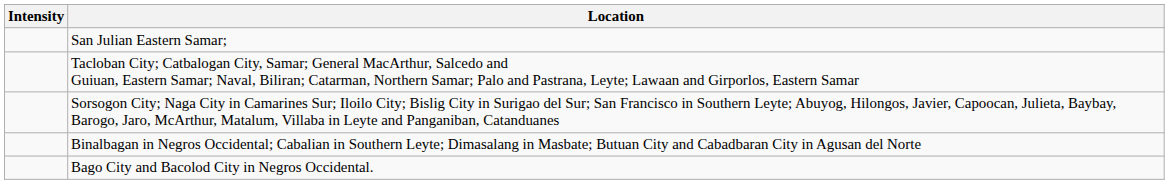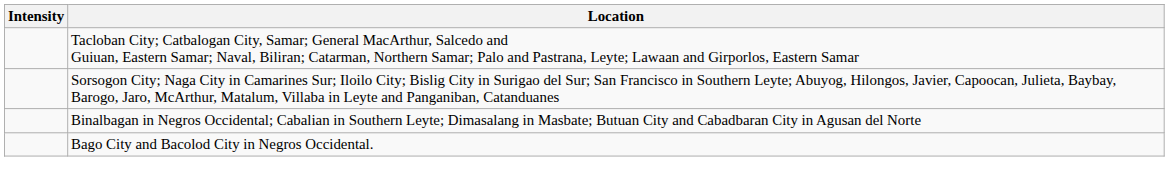- row: (149, 39)
